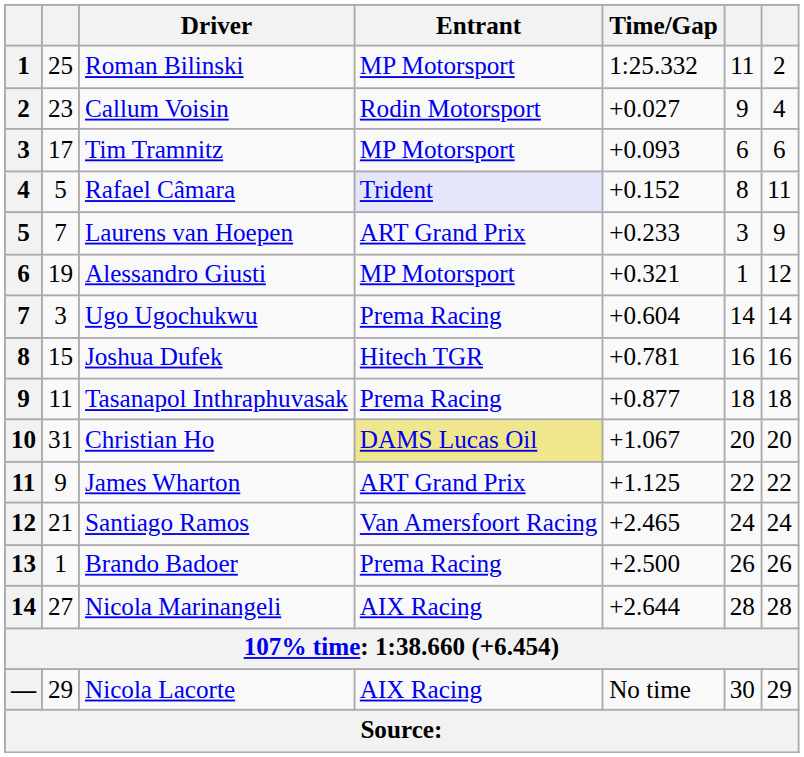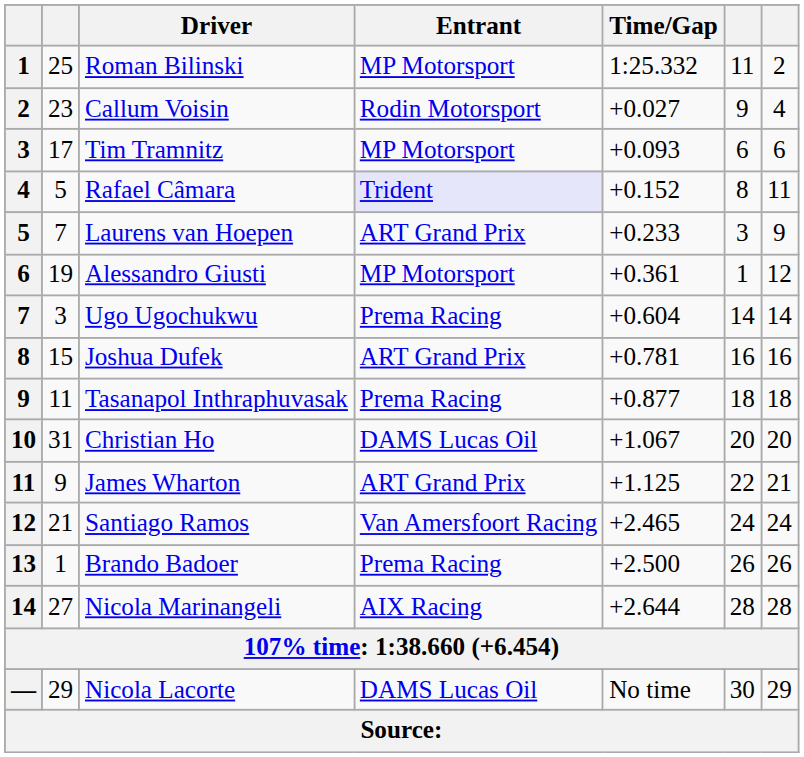(645, 273) +0.321 -> (645, 273) +0.361
(421, 356) Hitech TGR -> (443, 356) ART Grand Prix
(449, 439) khaki background -> (449, 439) no background
(779, 481) 22 -> (779, 481) 21
(421, 688) AIX Racing -> (449, 688) DAMS Lucas Oil
